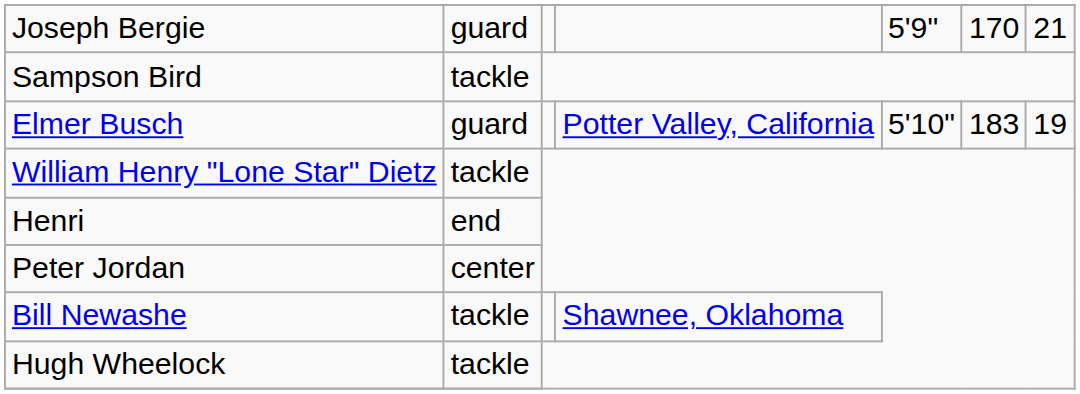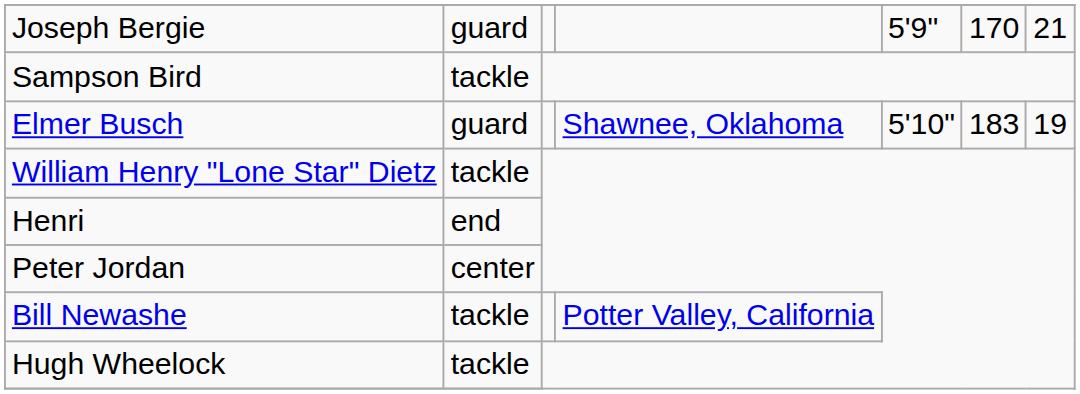(718, 124) Potter Valley, California -> (703, 124) Shawnee, Oklahoma
(703, 316) Shawnee, Oklahoma -> (718, 316) Potter Valley, California
